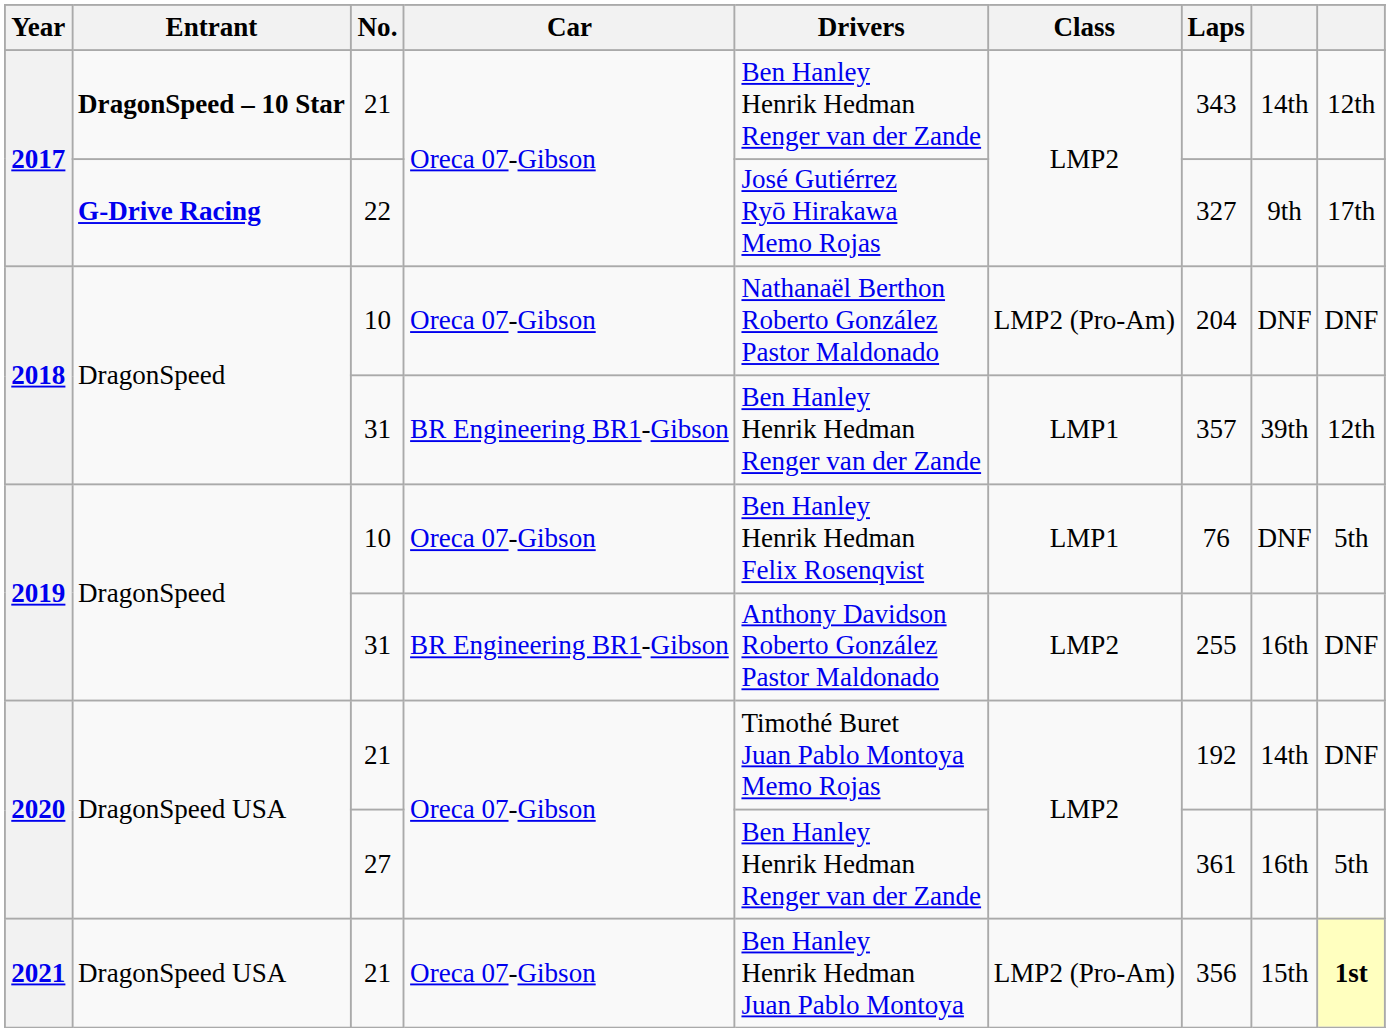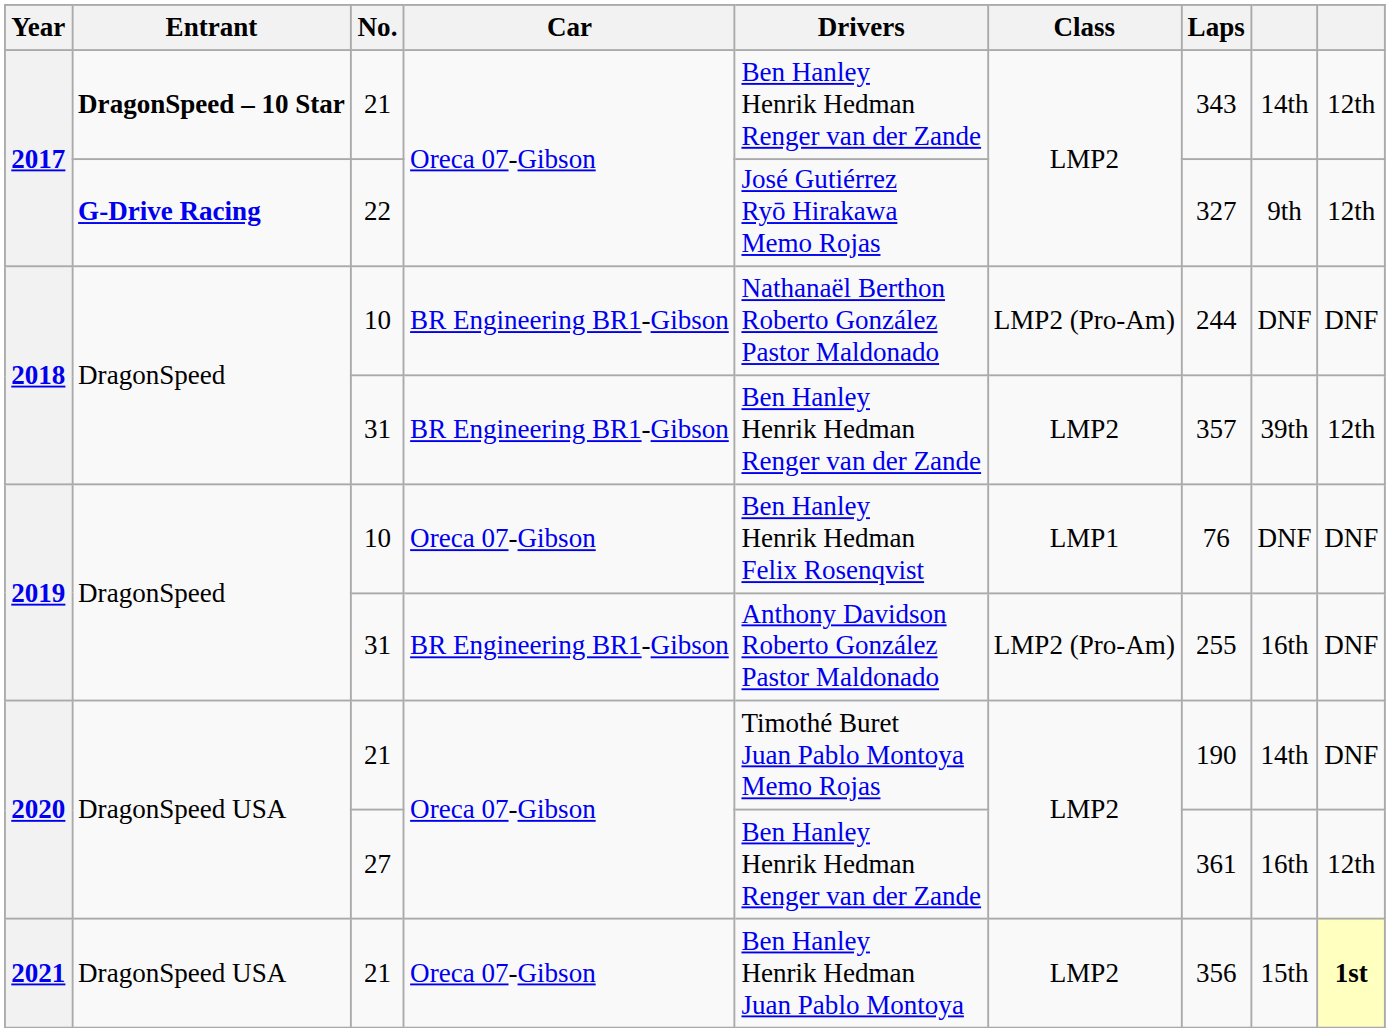(1351, 212) 17th -> (1351, 212) 12th
(503, 320) Oreca 07-Gibson -> (569, 320) BR Engineering BR1-Gibson
(1216, 320) 204 -> (1216, 320) 244
(1084, 429) LMP1 -> (1084, 429) LMP2
(1351, 538) 5th -> (1351, 538) DNF
(1084, 646) LMP2 -> (1084, 646) LMP2 (Pro-Am)
(1216, 755) 192 -> (1216, 755) 190
(1351, 863) 5th -> (1351, 863) 12th
(1084, 972) LMP2 (Pro-Am) -> (1084, 972) LMP2
